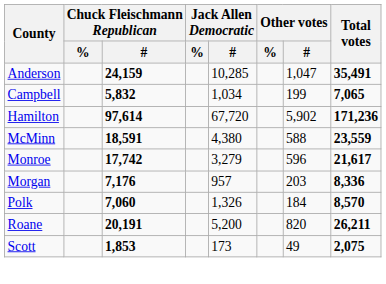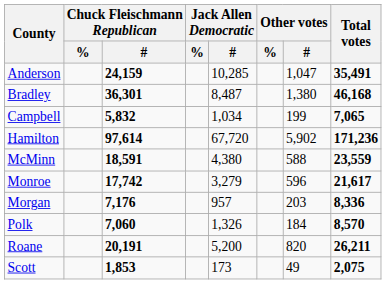+ row: (29, 95)
